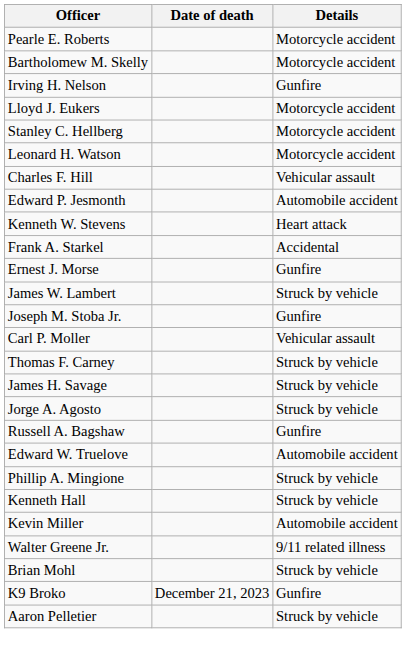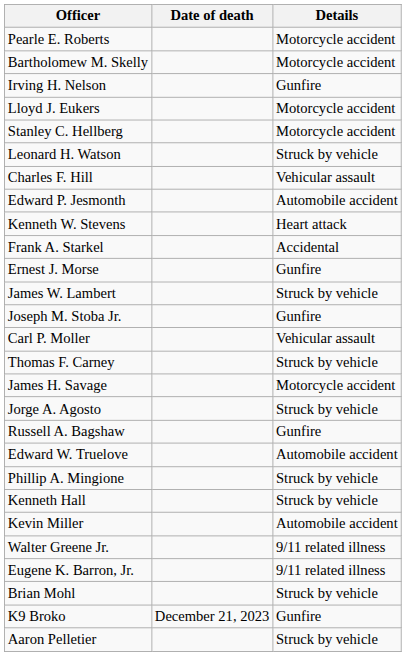(336, 154) Motorcycle accident -> (327, 154) Struck by vehicle
(327, 385) Struck by vehicle -> (336, 385) Motorcycle accident
+ row: (71, 570)
